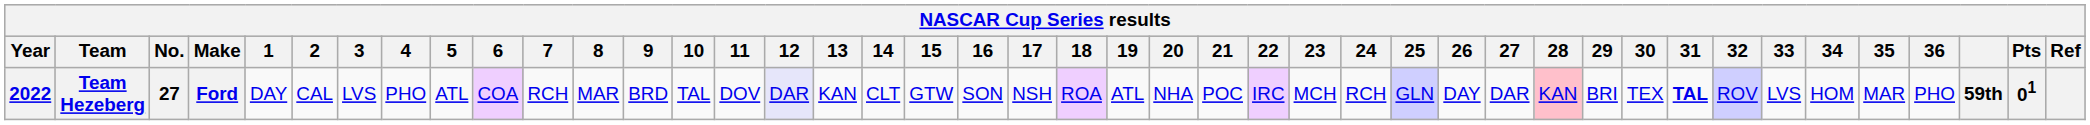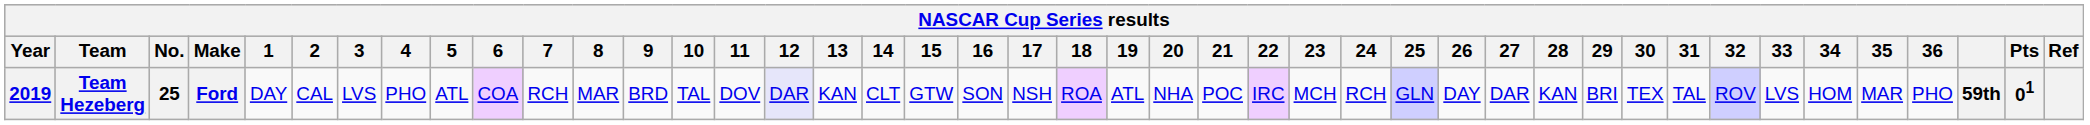(30, 93) 2022 -> (30, 93) 2019
(169, 93) 27 -> (169, 93) 25
(1558, 93) pink background -> (1558, 93) no background
(1690, 93) bold -> (1689, 93) normal
